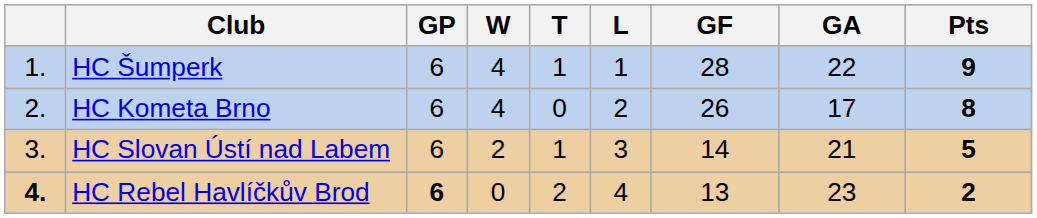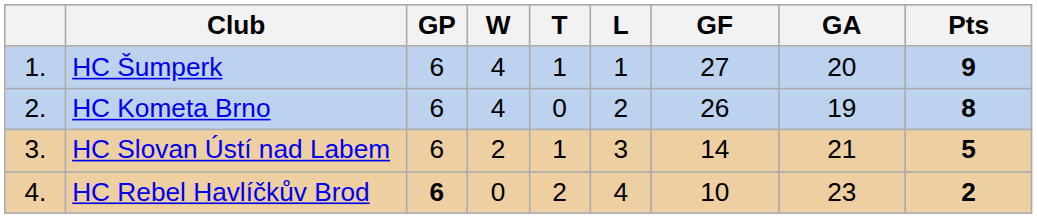(715, 66) 28 -> (715, 66) 27
(842, 66) 22 -> (842, 66) 20
(842, 108) 17 -> (842, 108) 19
(35, 191) bold -> (35, 191) normal
(715, 191) 13 -> (715, 191) 10
